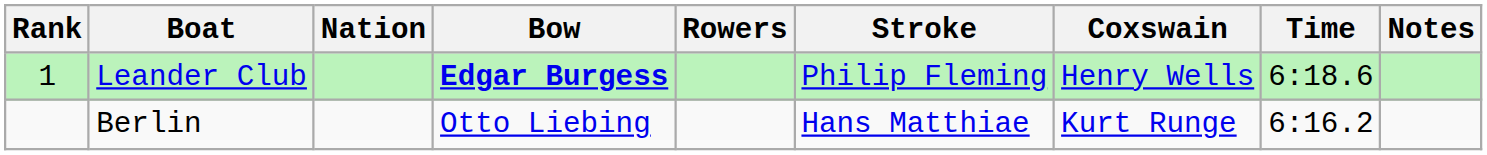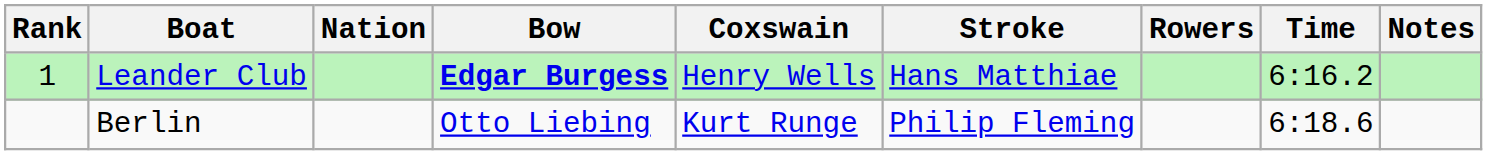columns swapped: (735, 29) <-> (1158, 29)
(924, 77) Philip Fleming -> (1003, 77) Hans Matthiae
(1321, 77) 6:18.6 -> (1321, 77) 6:16.2
(916, 124) Hans Matthiae -> (1012, 124) Philip Fleming
(1321, 124) 6:16.2 -> (1321, 124) 6:18.6
